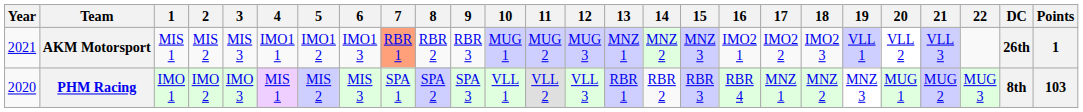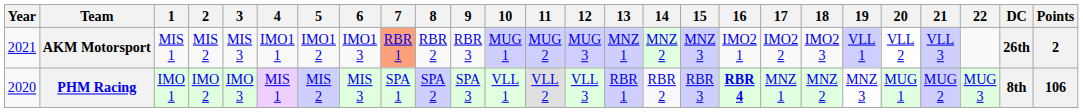(1056, 47) 1 -> (1056, 47) 2
(740, 87) normal -> (740, 87) bold
(1056, 87) 103 -> (1056, 87) 106
